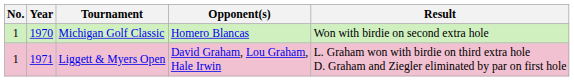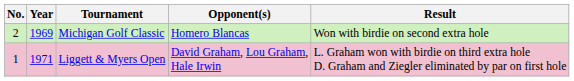(16, 33) 1 -> (16, 33) 2
(41, 33) 1970 -> (41, 33) 1969
